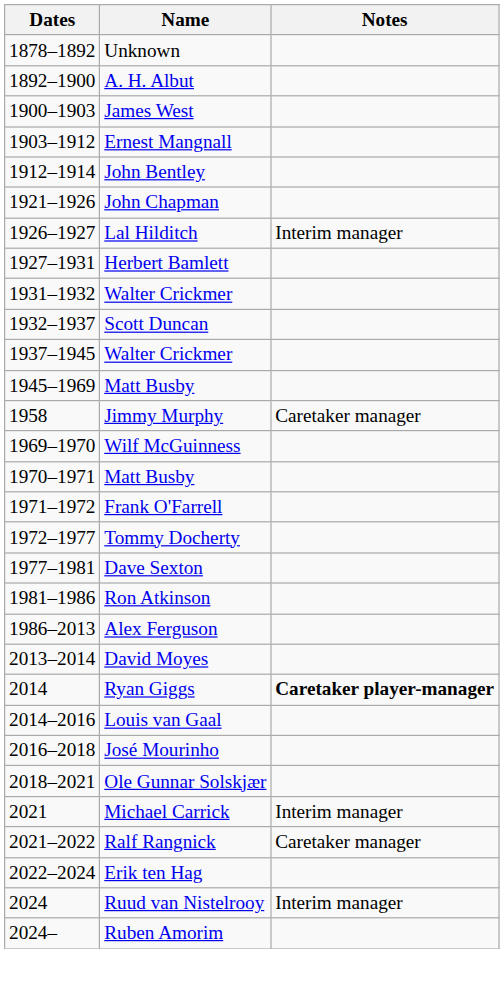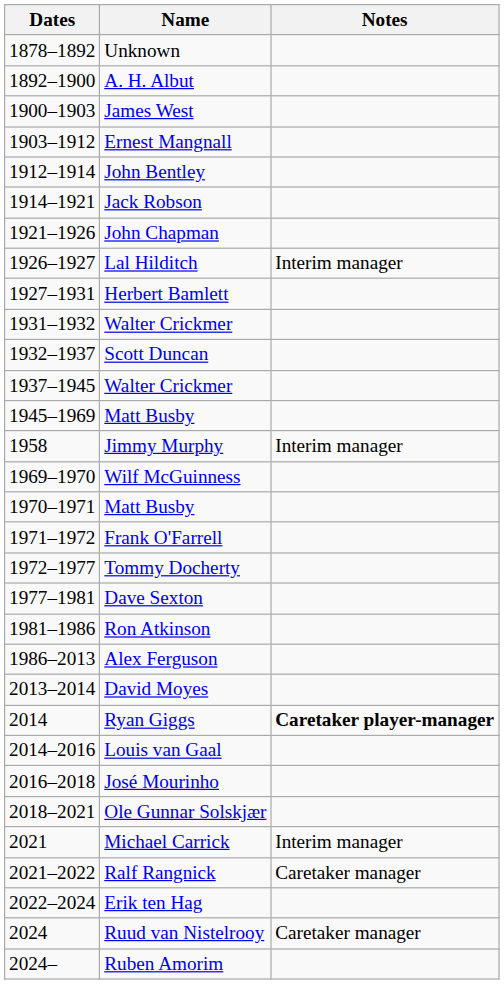+ row: (52, 202)
(348, 415) Caretaker manager -> (339, 446) Interim manager
(339, 902) Interim manager -> (348, 933) Caretaker manager
